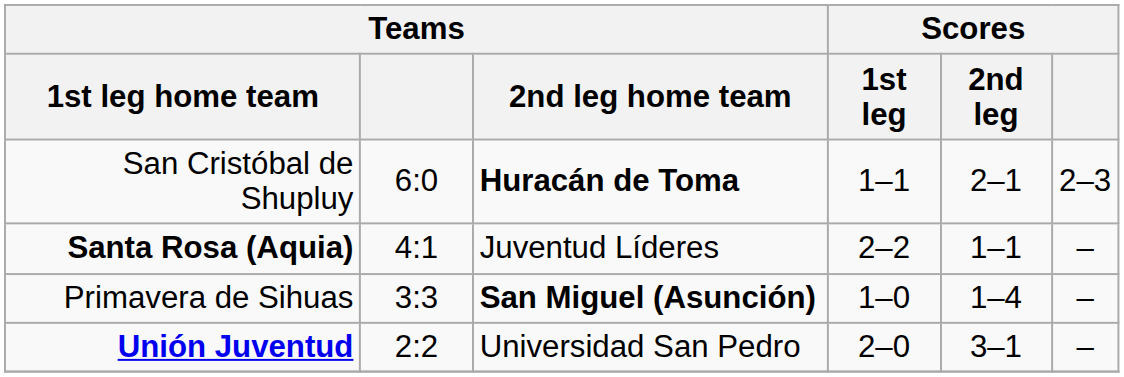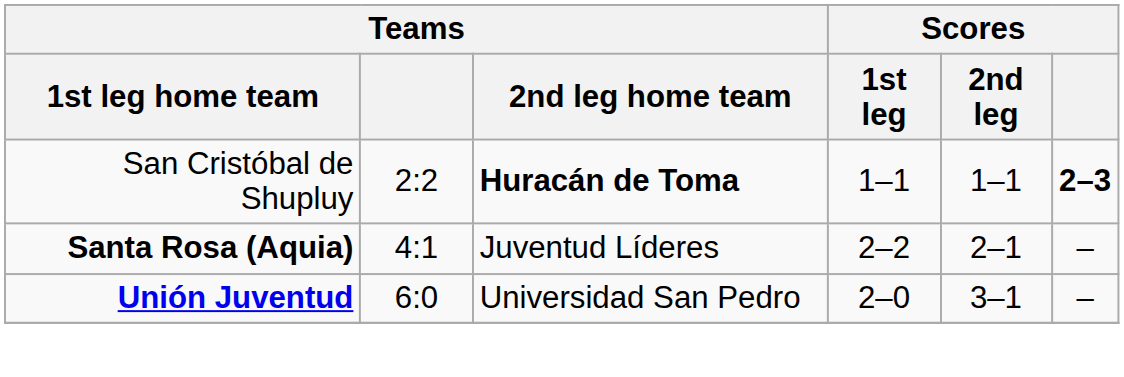(417, 180) 6:0 -> (417, 180) 2:2
(996, 180) 2–1 -> (996, 180) 1–1
(1085, 180) normal -> (1085, 180) bold
(996, 247) 1–1 -> (996, 247) 2–1
- row: (209, 297)
(417, 346) 2:2 -> (417, 297) 6:0
